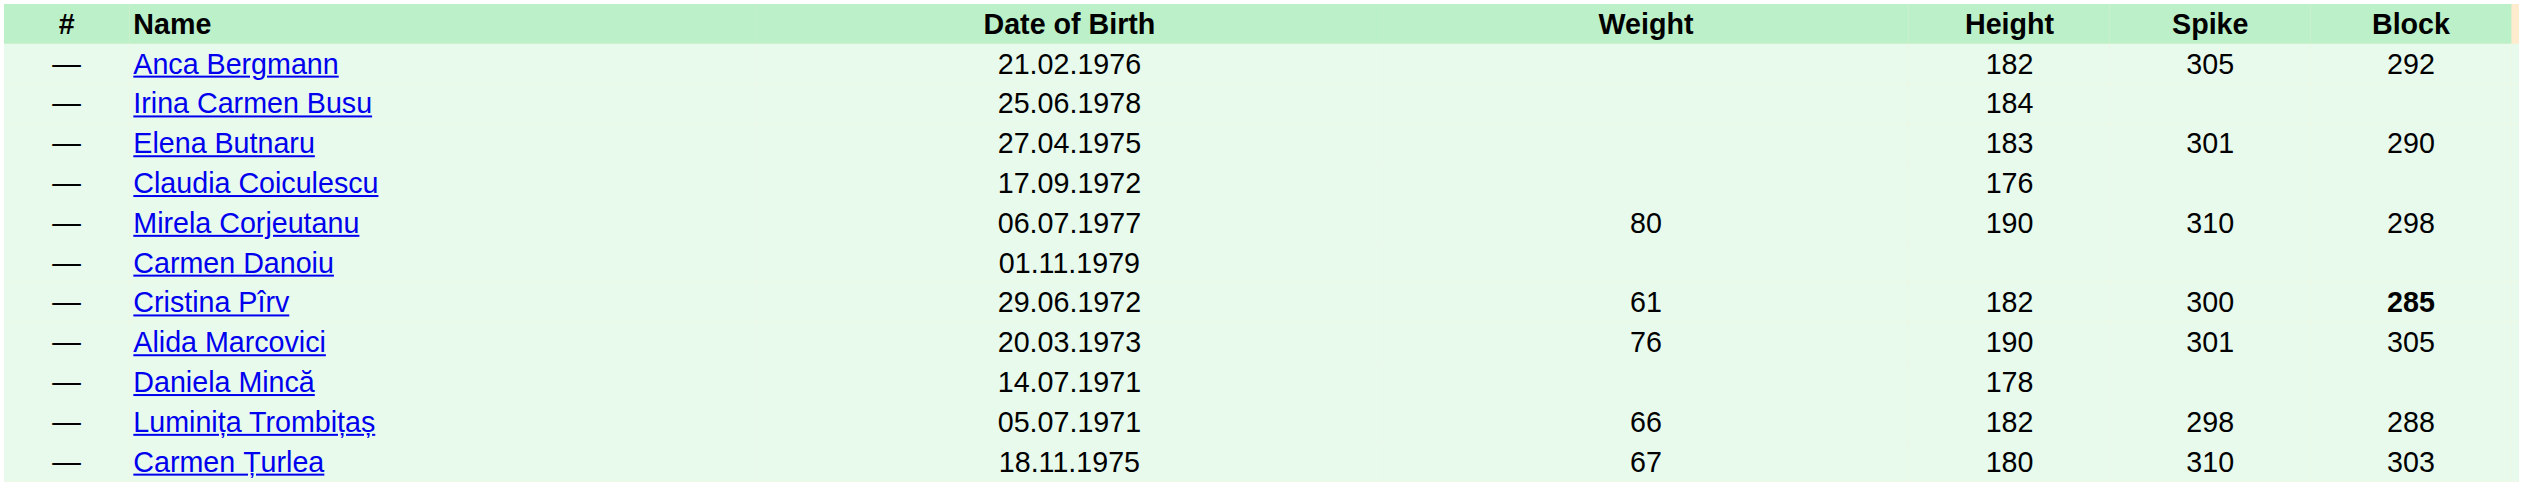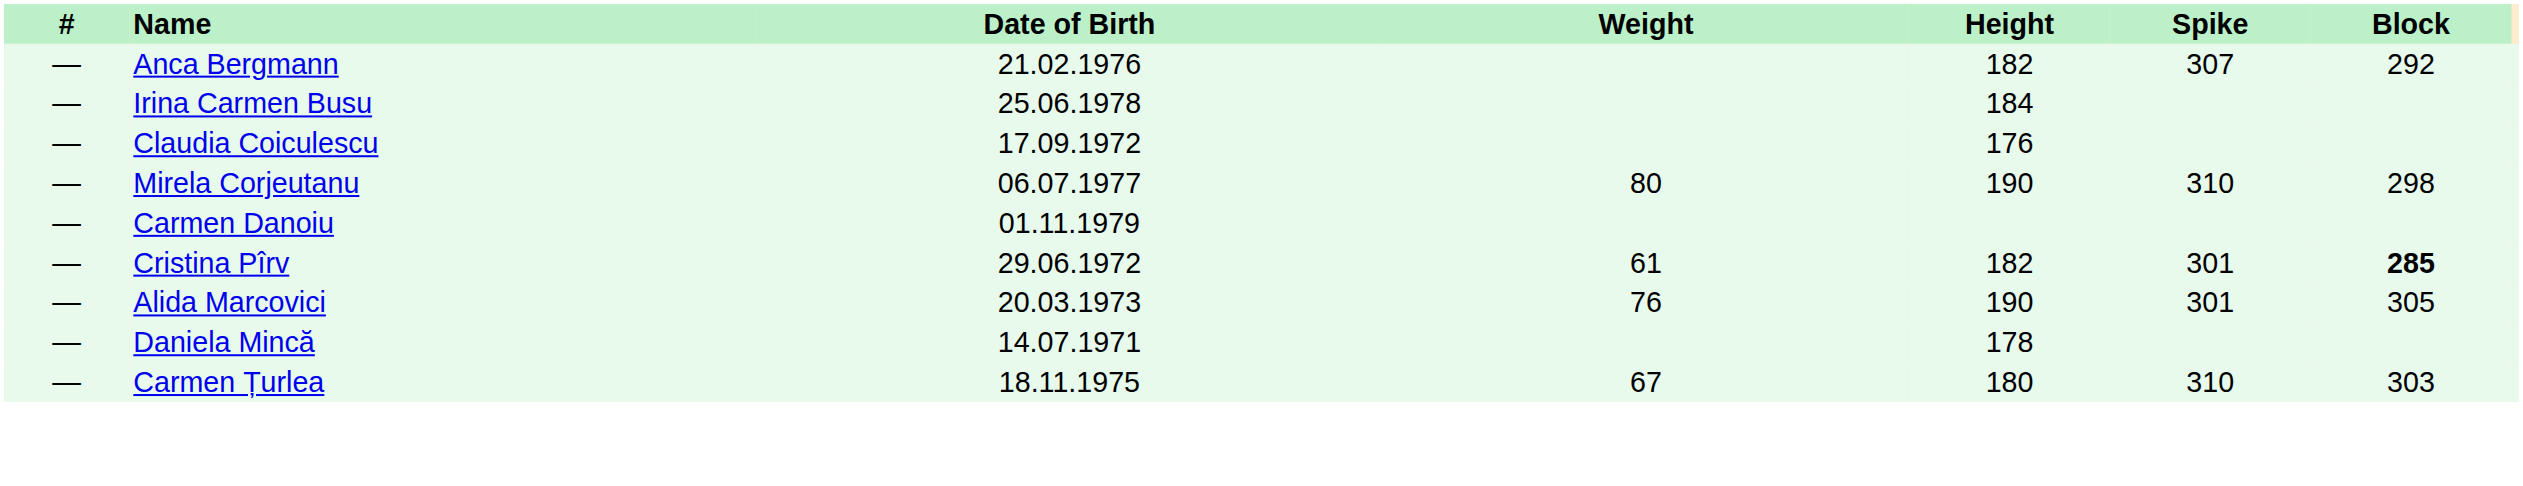(2210, 64) 305 -> (2210, 64) 307
- row: (224, 143)
(2210, 302) 300 -> (2210, 263) 301
- row: (254, 422)
